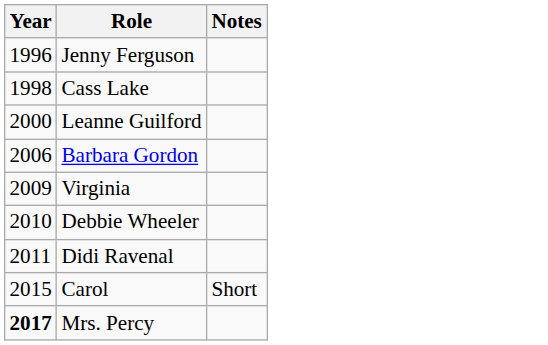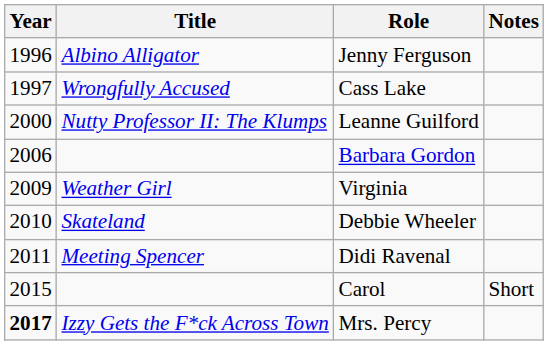+ column: (195, 21)
(31, 88) 1998 -> (31, 88) 1997
